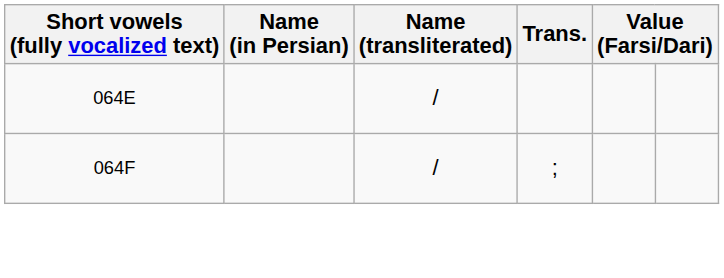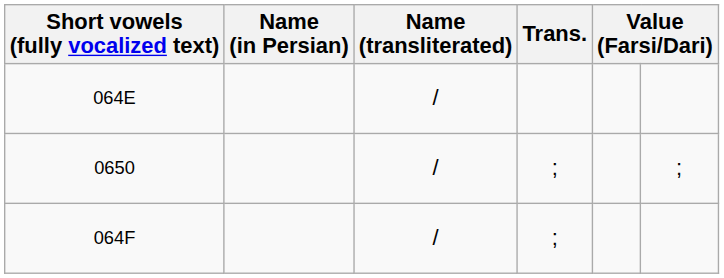+ row: (114, 168)
